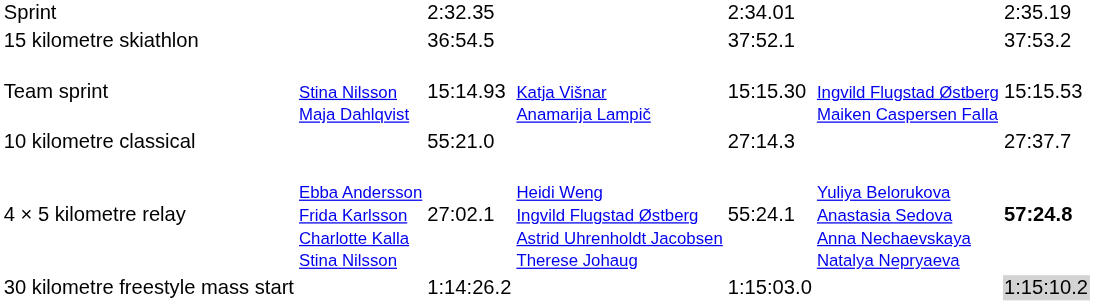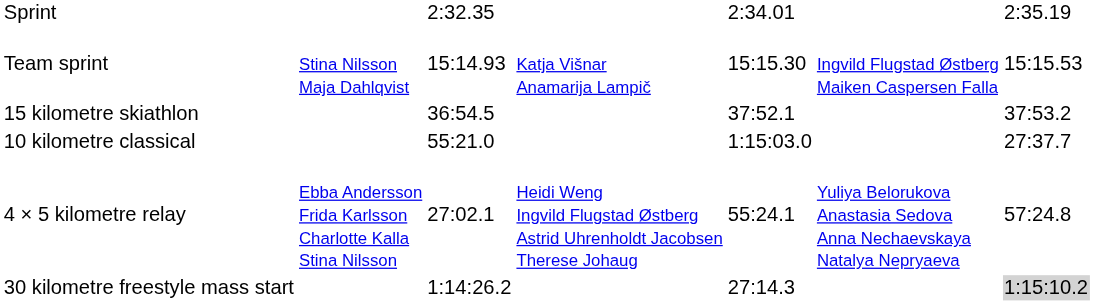rows swapped: (101, 40) <-> (56, 91)
(761, 141) 27:14.3 -> (770, 141) 1:15:03.0
(1038, 214) bold -> (1038, 214) normal
(770, 287) 1:15:03.0 -> (761, 287) 27:14.3
